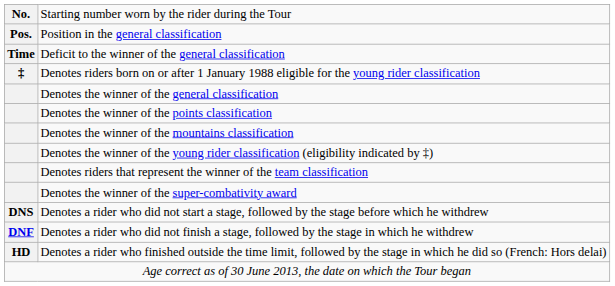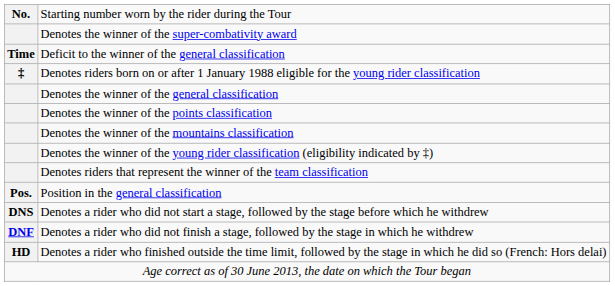rows swapped: (131, 34) <-> (169, 192)
